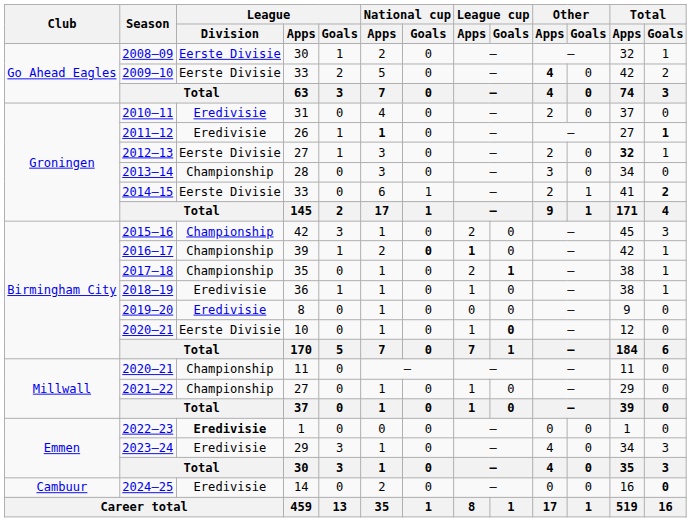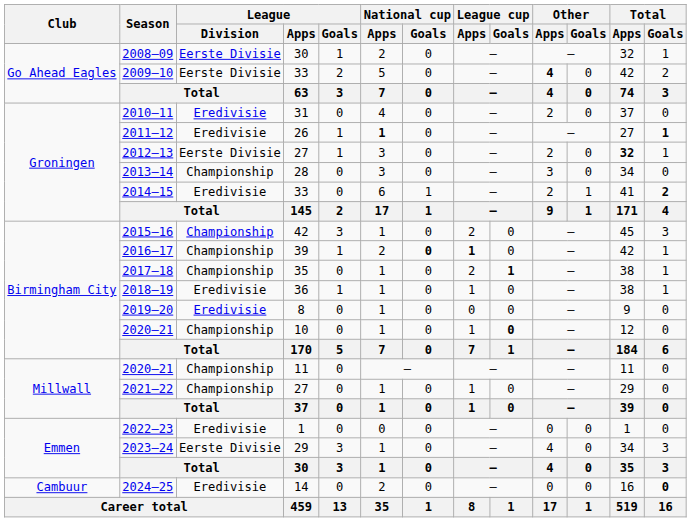(230, 192) Eerste Divisie -> (230, 192) Eredivisie
(230, 330) Eerste Divisie -> (230, 330) Championship
(230, 428) bold -> (230, 428) normal
(230, 448) Eredivisie -> (230, 448) Eerste Divisie
